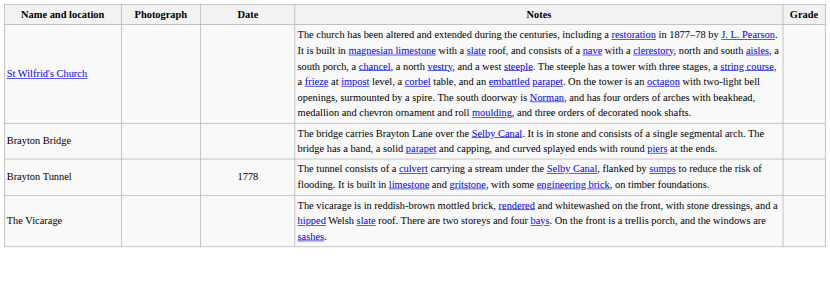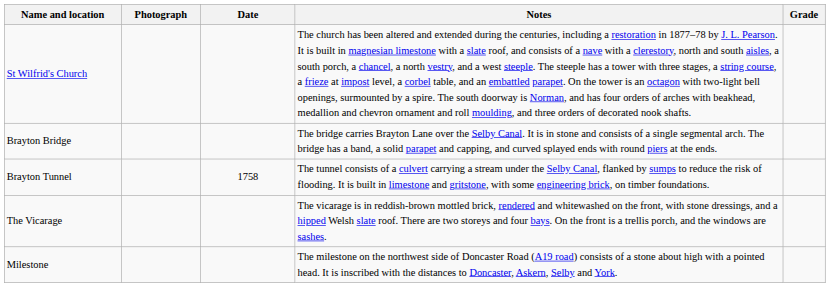(248, 177) 1778 -> (248, 177) 1758
+ row: (28, 264)
